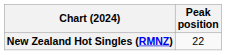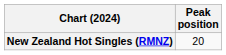(198, 41) 22 -> (198, 41) 20
